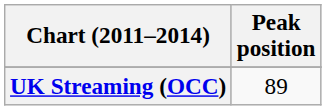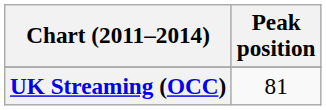(276, 85) 89 -> (276, 85) 81
